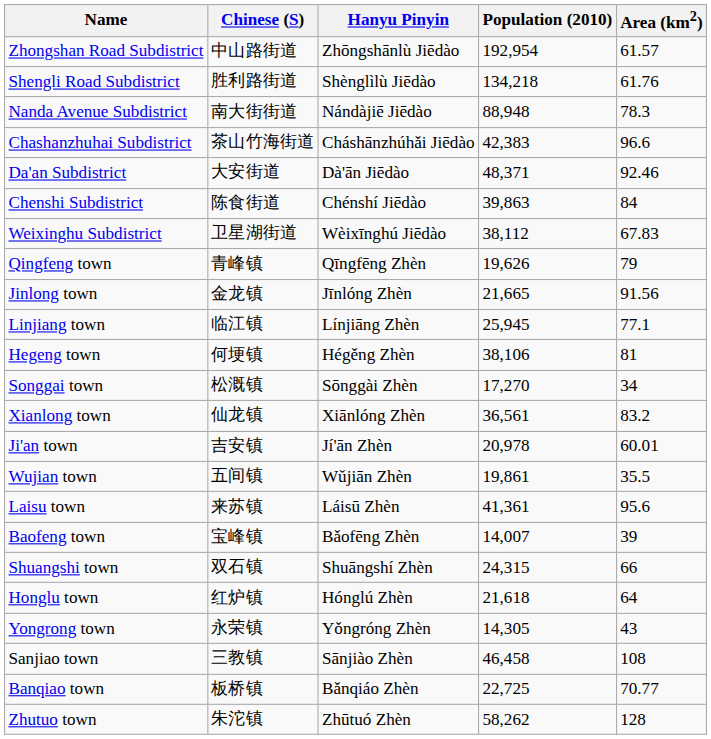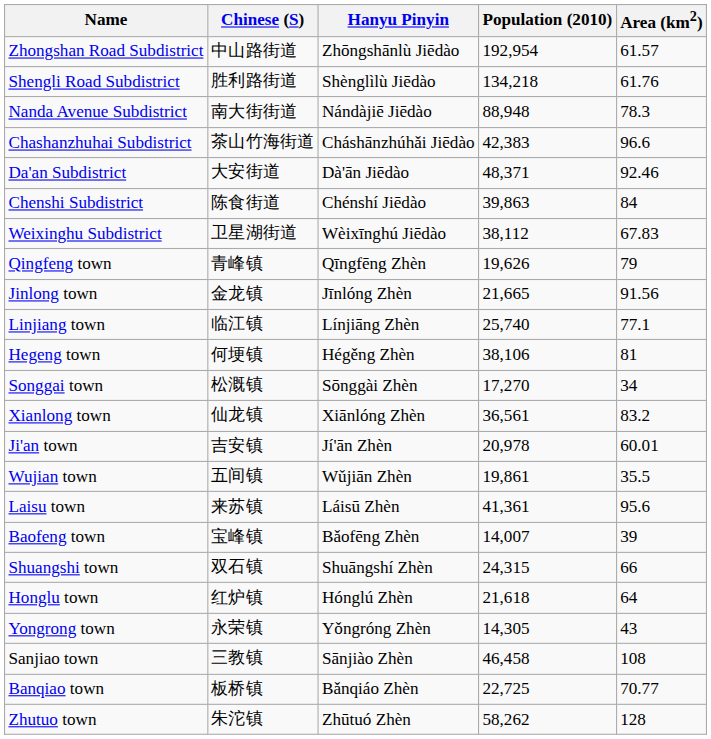(506, 324) 25,945 -> (506, 324) 25,740
